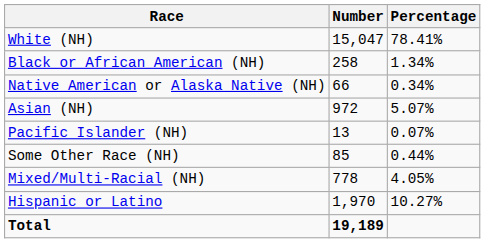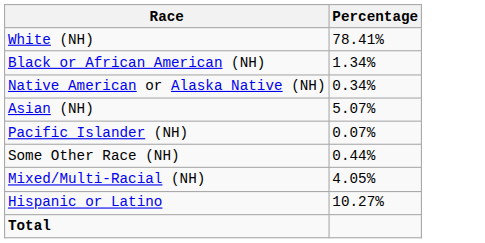- column: (358, 16)
